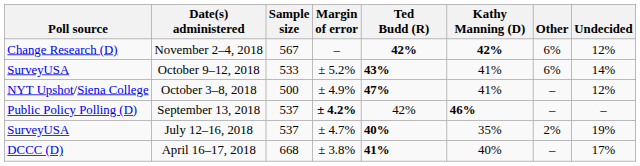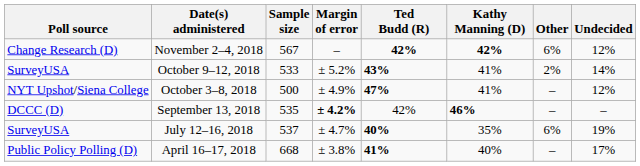(552, 69) 6% -> (552, 69) 2%
(72, 110) Public Policy Polling (D) -> (35, 110) DCCC (D)
(289, 110) 537 -> (289, 110) 535
(552, 130) 2% -> (552, 130) 6%
(35, 150) DCCC (D) -> (72, 150) Public Policy Polling (D)
